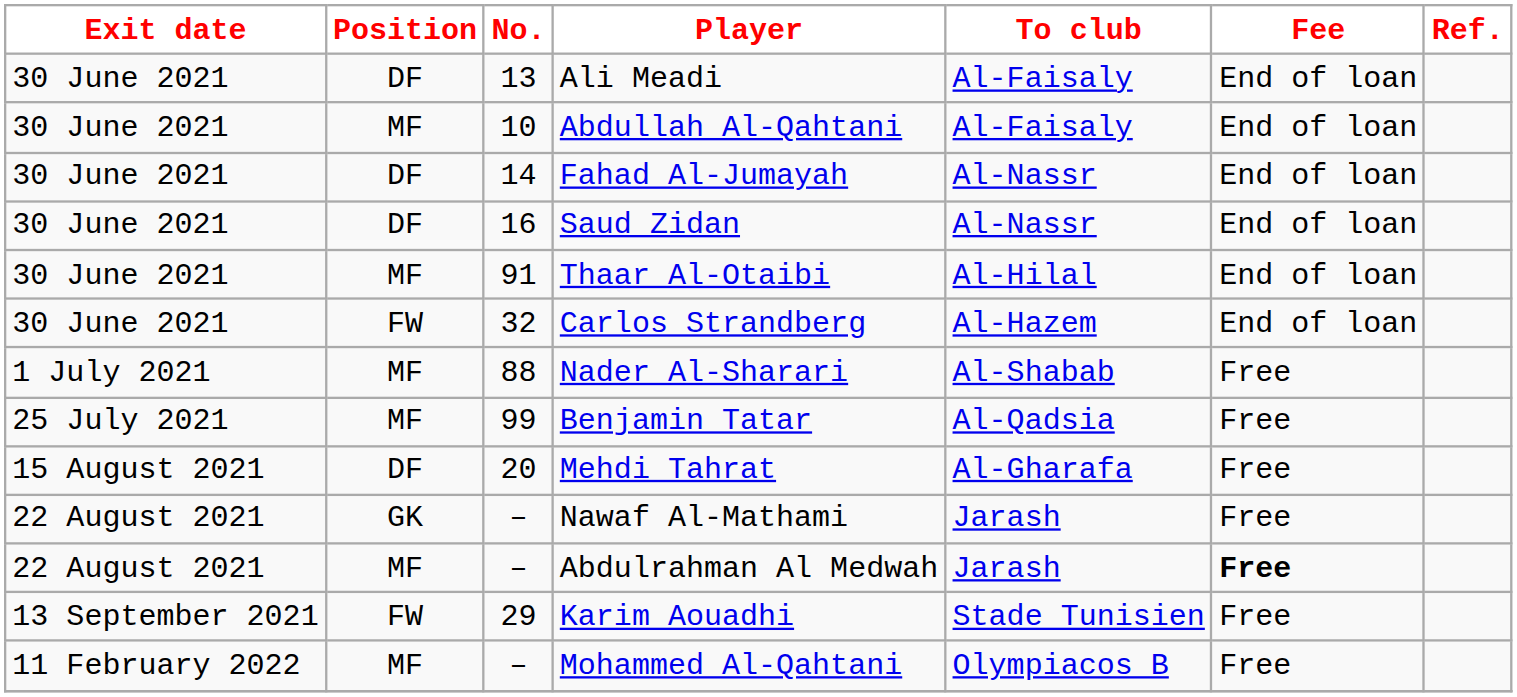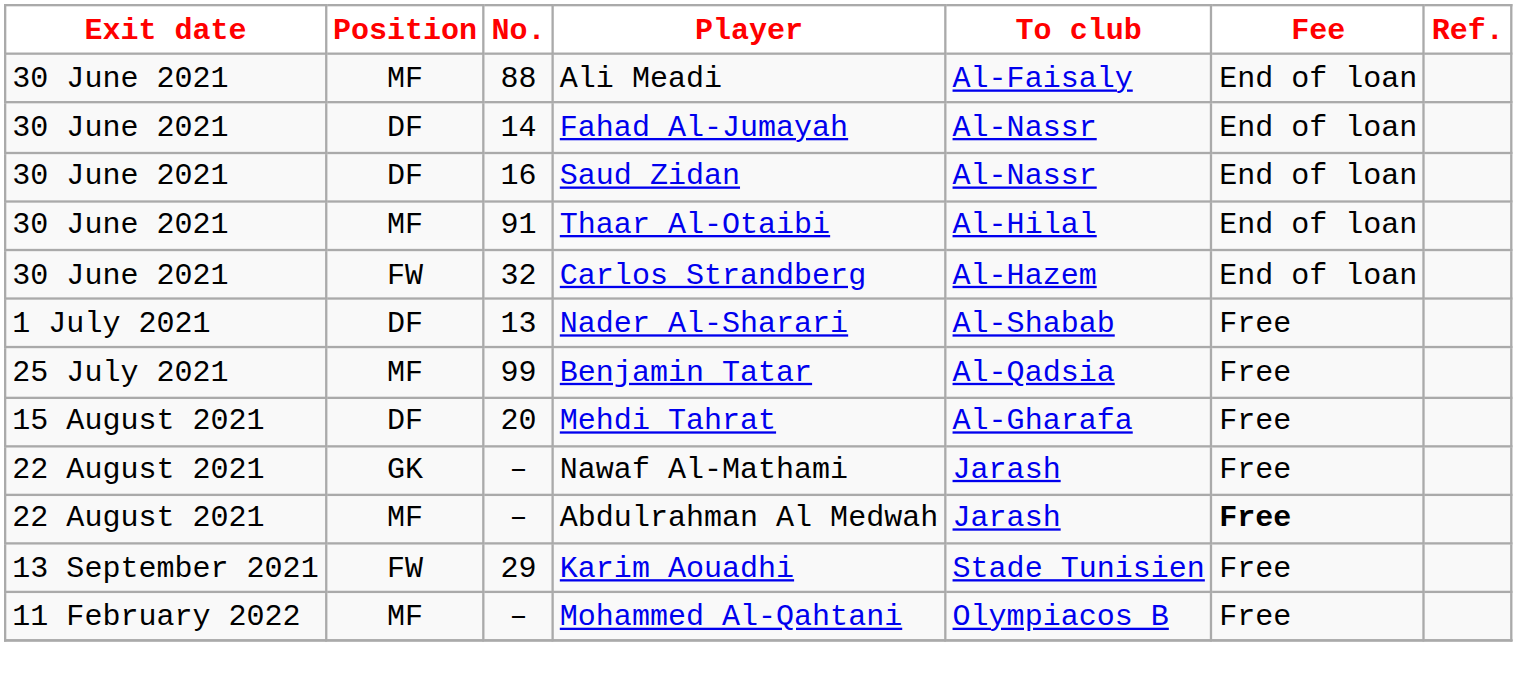(405, 79) DF -> (405, 79) MF
(518, 79) 13 -> (518, 79) 88
- row: (731, 128)
(405, 372) MF -> (405, 323) DF
(518, 372) 88 -> (518, 323) 13
